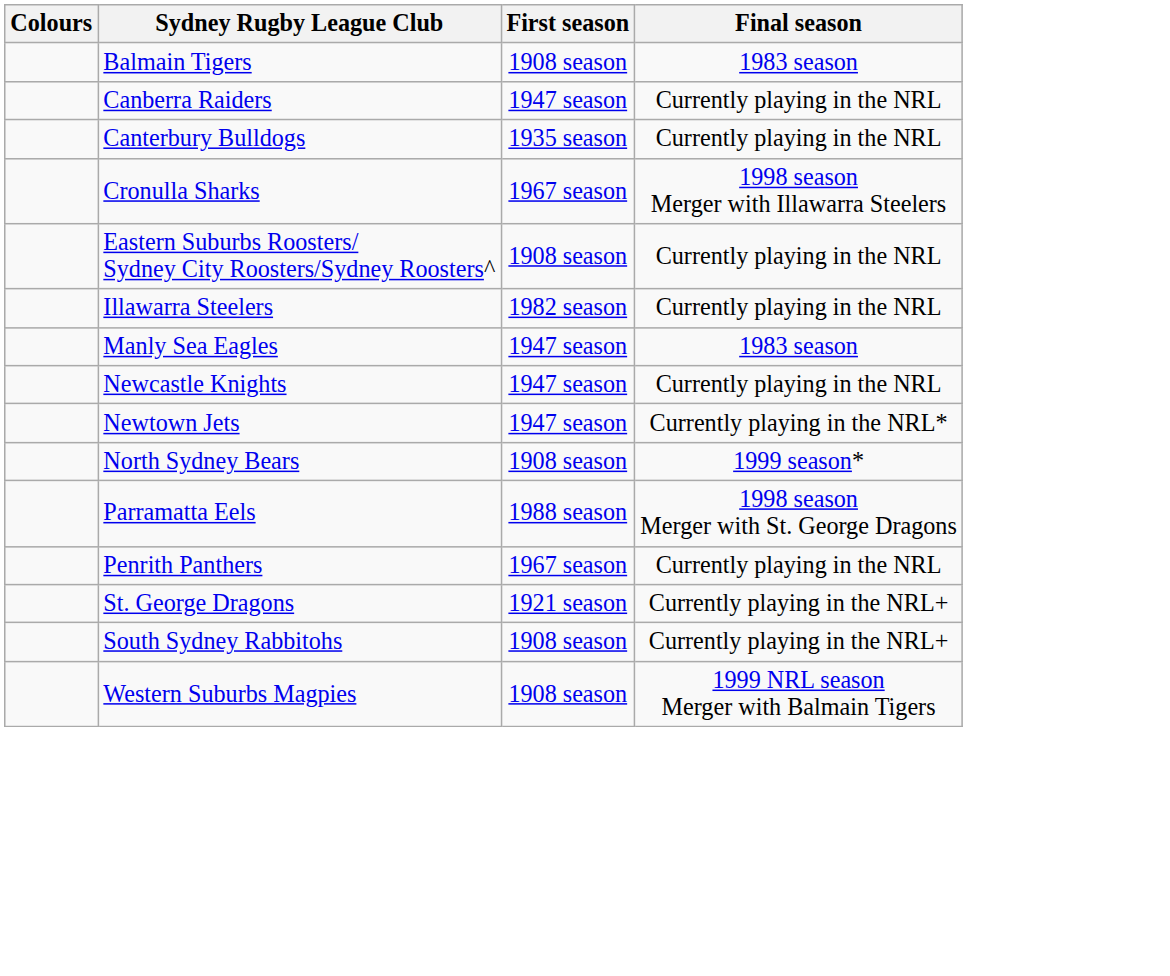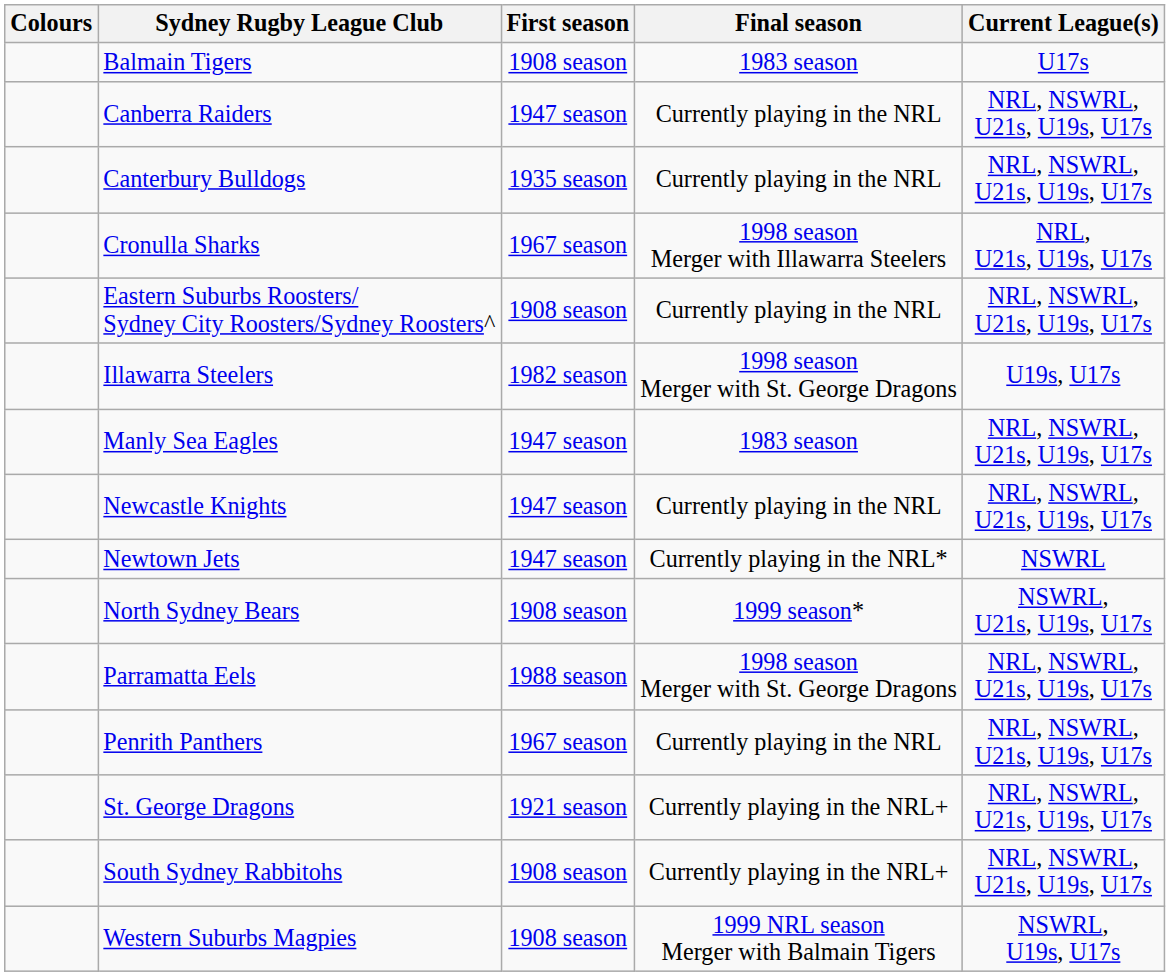+ column: (1063, 23)
(799, 307) Currently playing in the NRL -> (799, 375) 1998 season Merger with St. George Dragons
